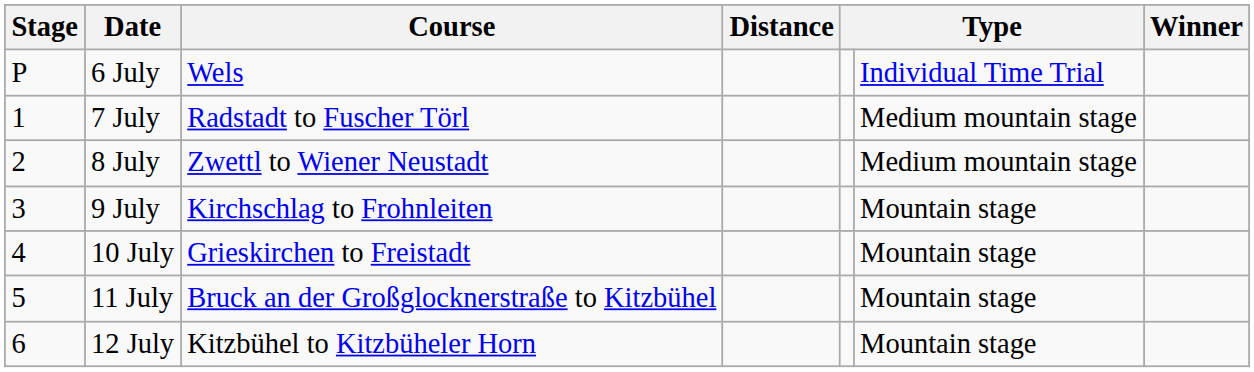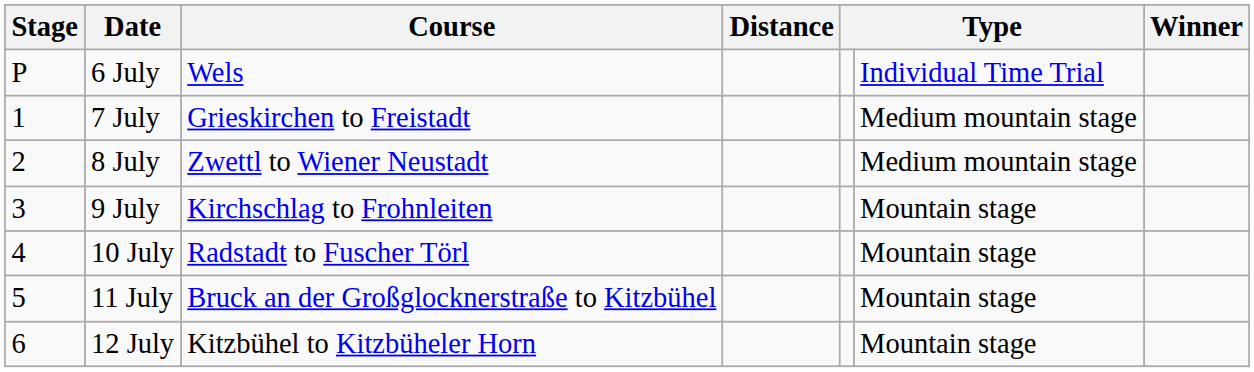(328, 117) Radstadt to Fuscher Törl -> (329, 117) Grieskirchen to Freistadt
(329, 252) Grieskirchen to Freistadt -> (328, 252) Radstadt to Fuscher Törl
